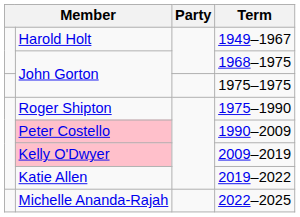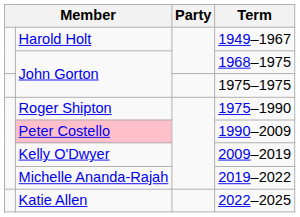(64, 154) pink background -> (64, 154) no background
(53, 177) Katie Allen -> (93, 177) Michelle Ananda-Rajah
(93, 200) Michelle Ananda-Rajah -> (53, 200) Katie Allen
